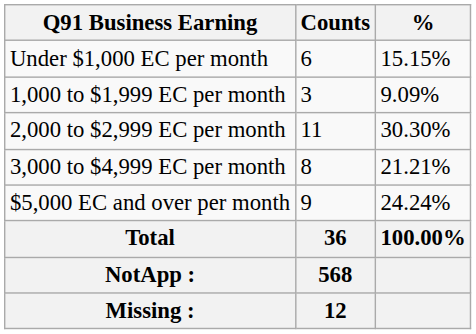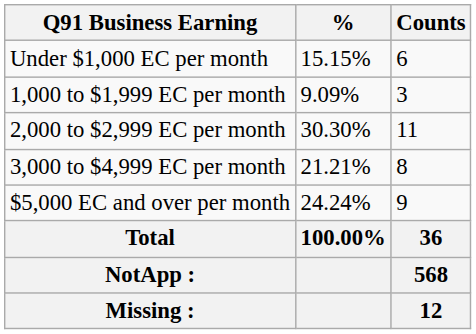columns swapped: (335, 22) <-> (423, 22)
